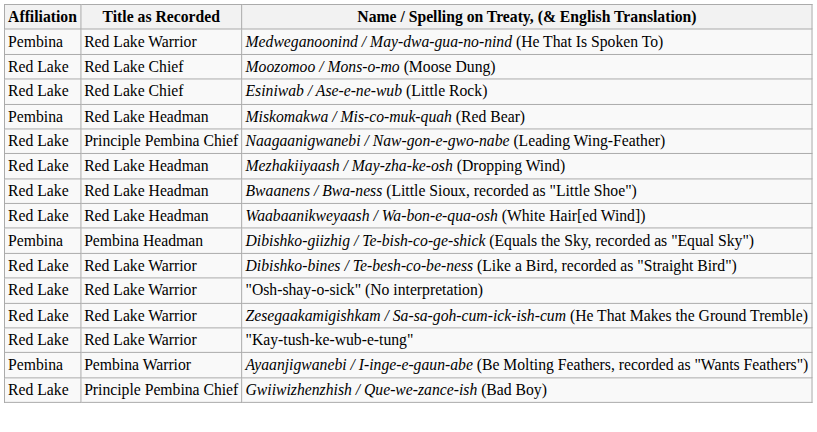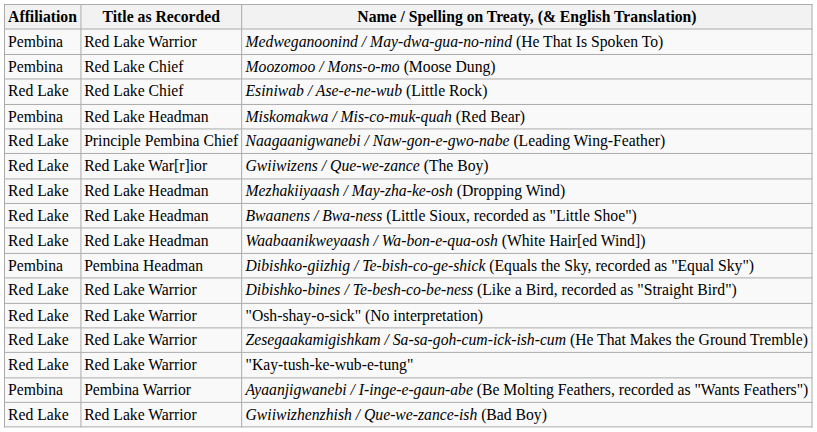(38, 66) Red Lake -> (36, 66) Pembina
+ row: (367, 166)
(161, 389) Principle Pembina Chief -> (140, 414) Red Lake Warrior
